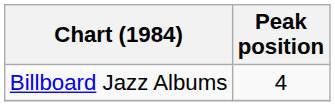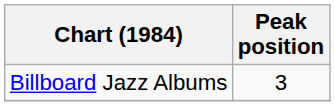(281, 82) 4 -> (281, 82) 3
